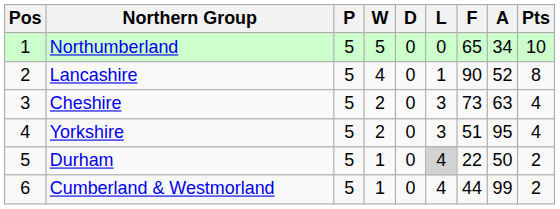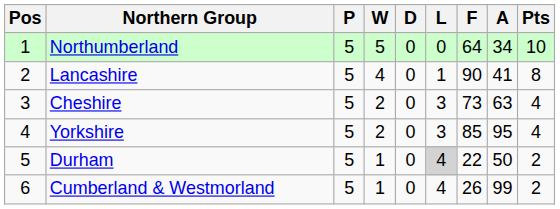(472, 47) 65 -> (472, 47) 64
(503, 75) 52 -> (503, 75) 41
(472, 132) 51 -> (472, 132) 85
(472, 189) 44 -> (472, 189) 26
